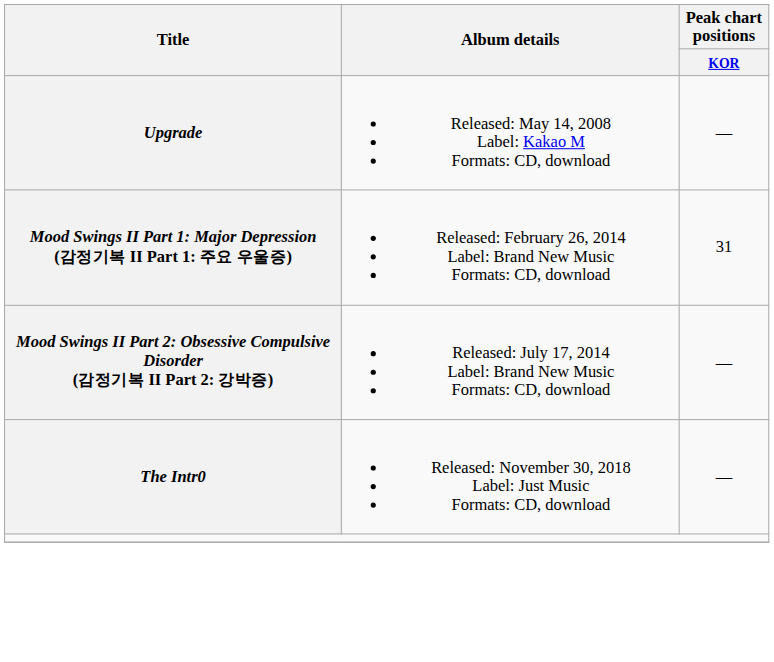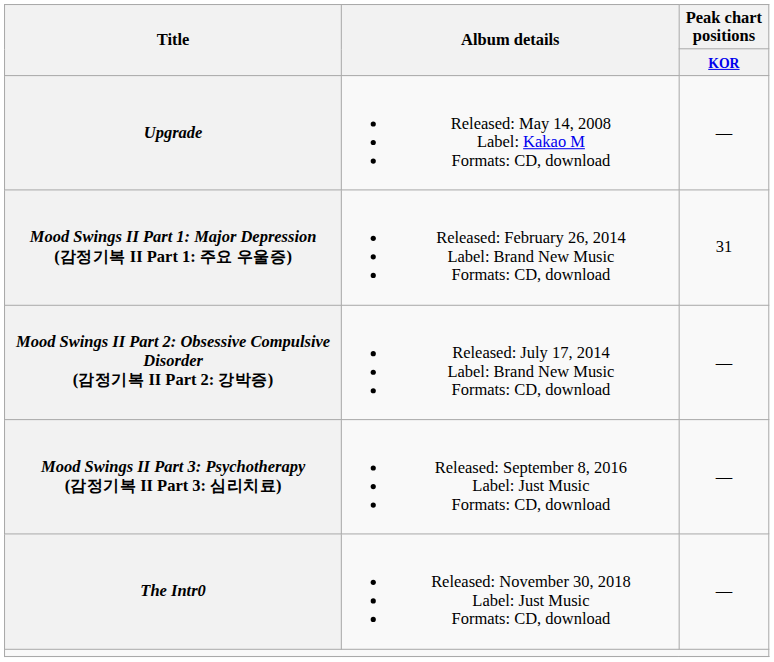+ row: (173, 475)
